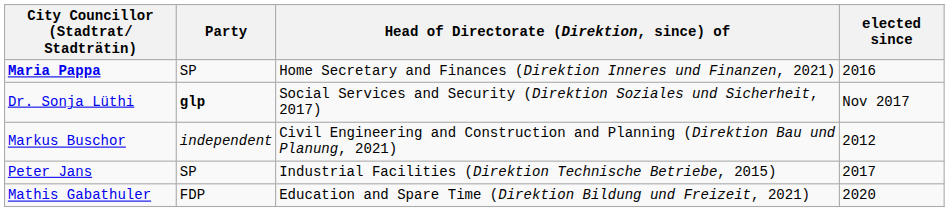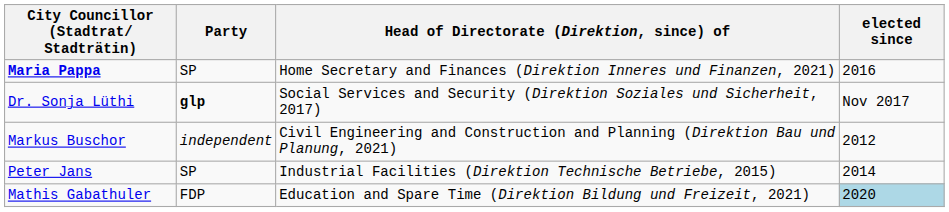(859, 172) 2017 -> (859, 172) 2014
(859, 195) no background -> (859, 195) lightblue background
